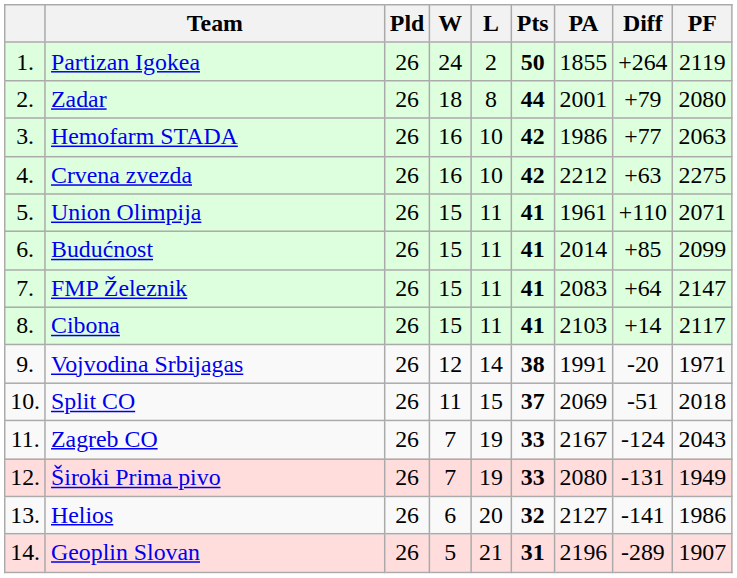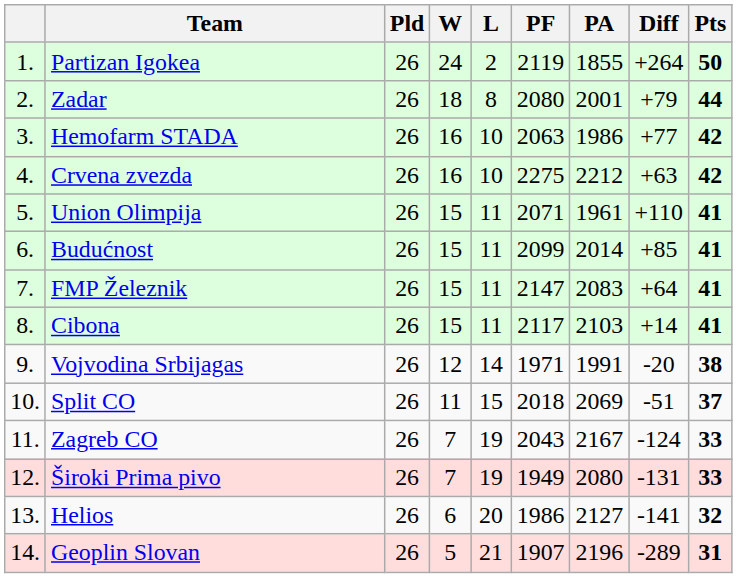columns swapped: (702, 23) <-> (533, 23)
